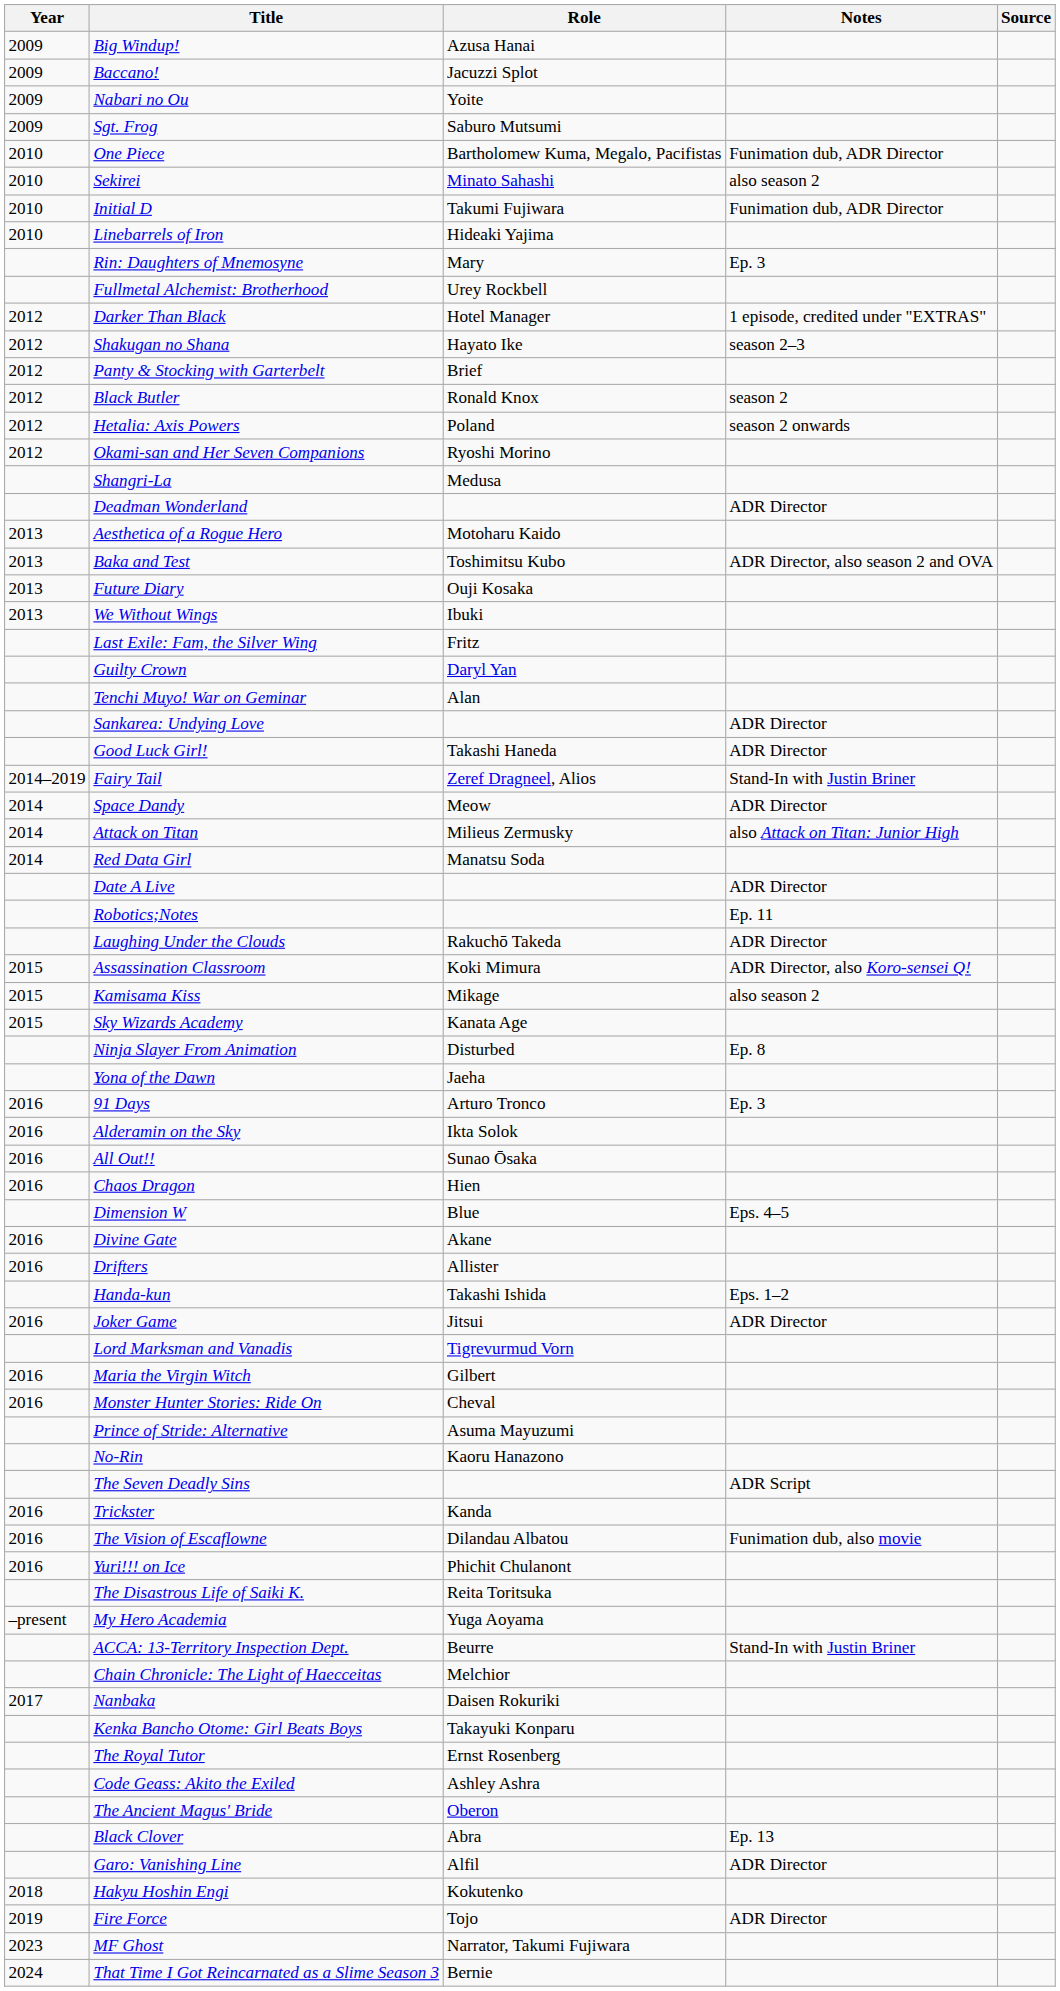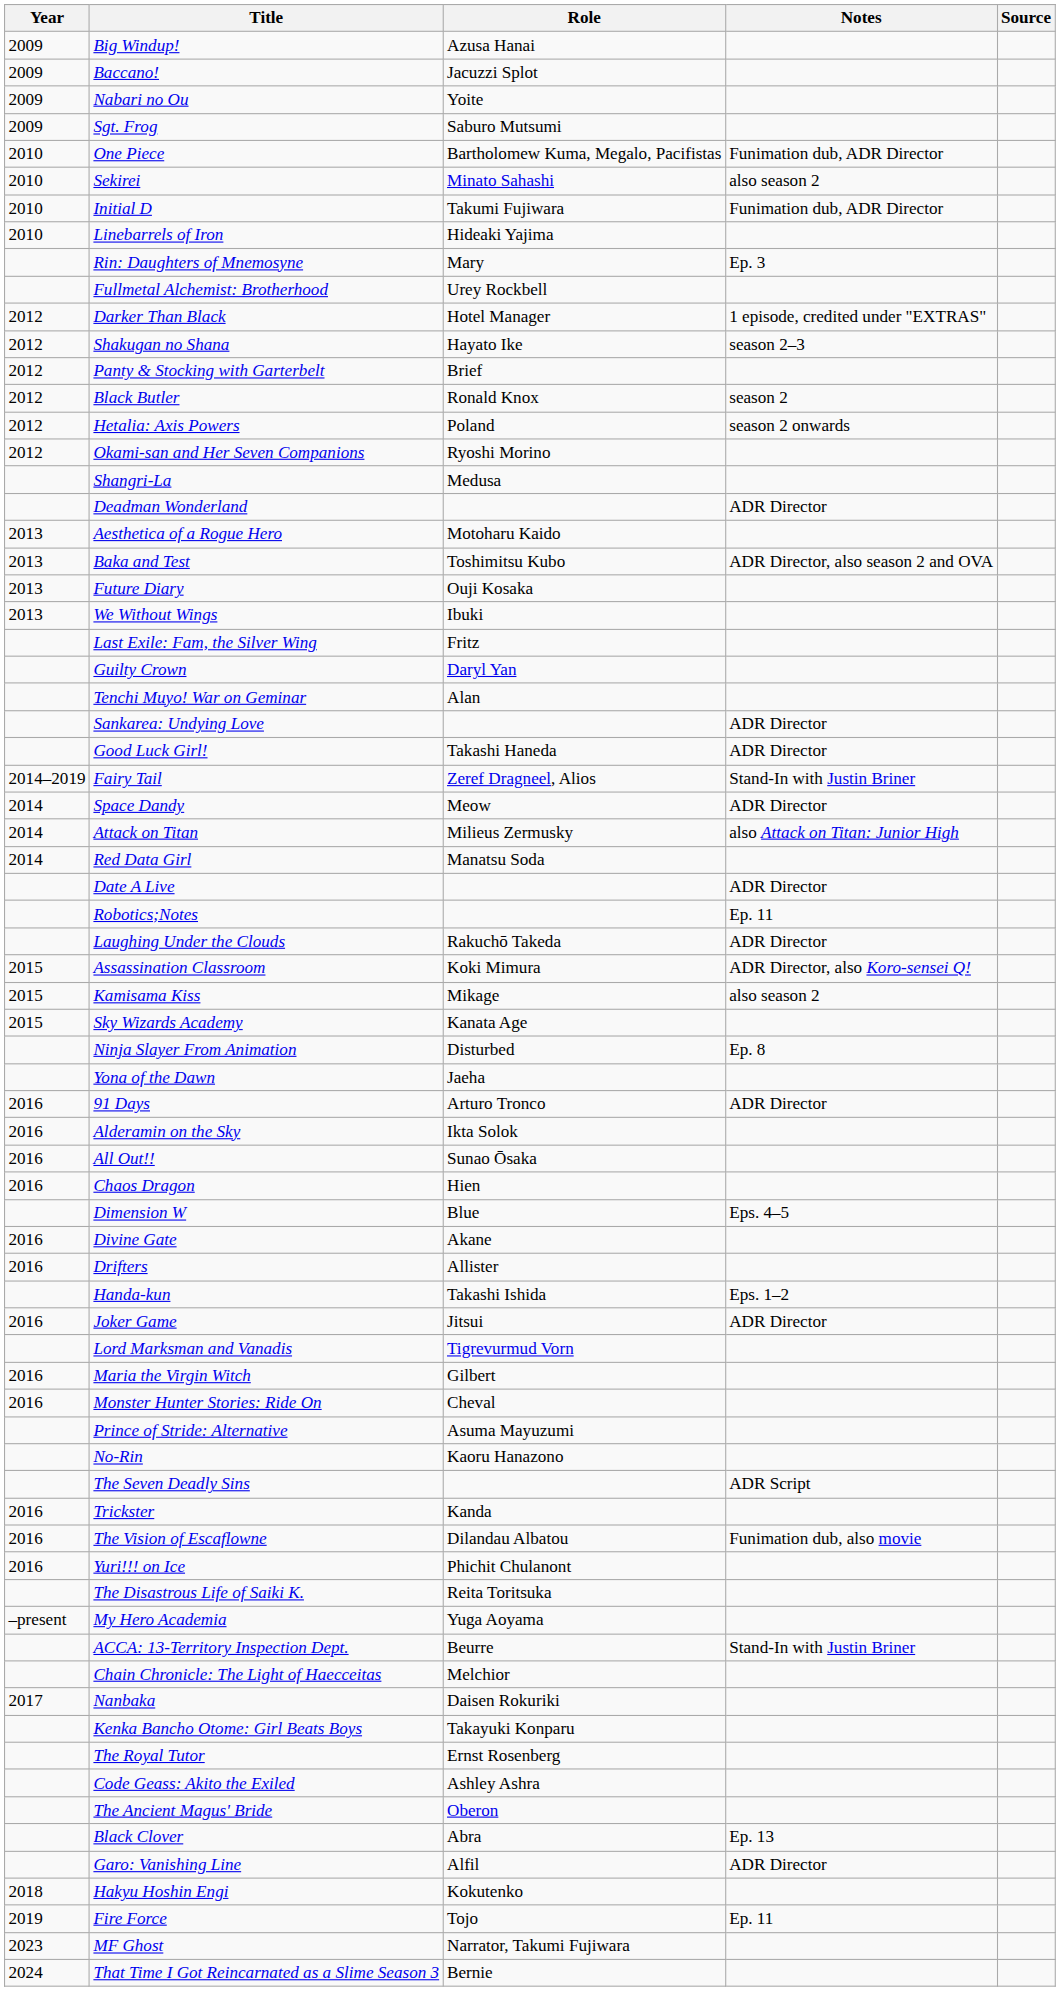(747, 1104) Ep. 3 -> (778, 1104) ADR Director
(778, 1918) ADR Director -> (751, 1918) Ep. 11
